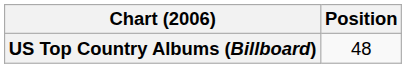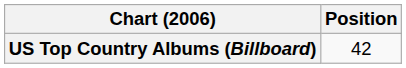(361, 48) 48 -> (361, 48) 42
